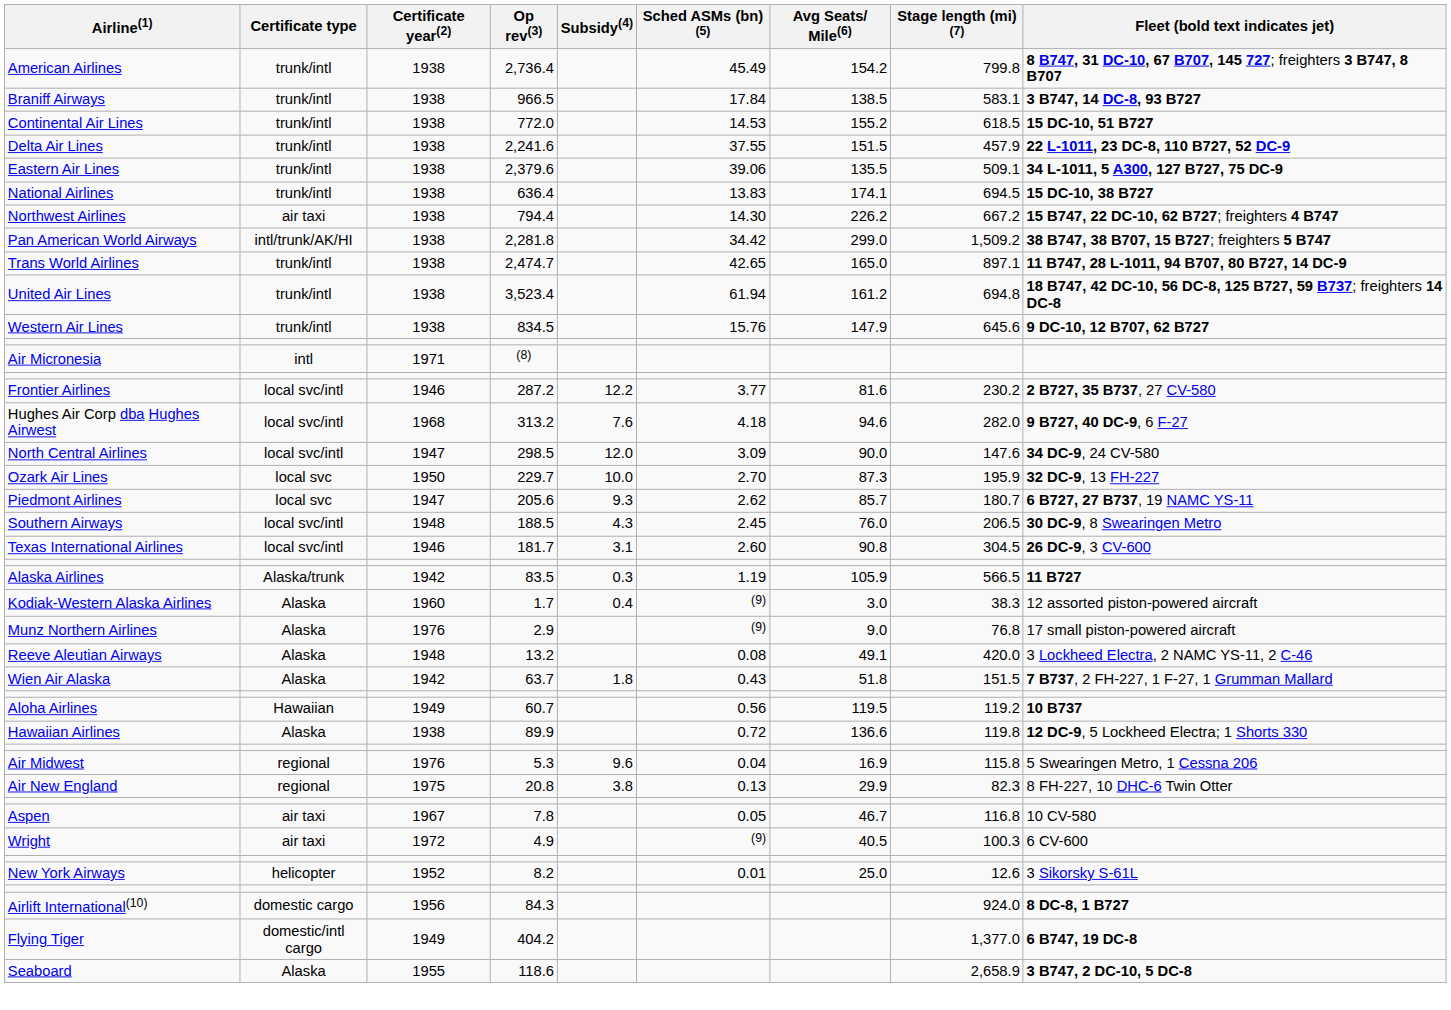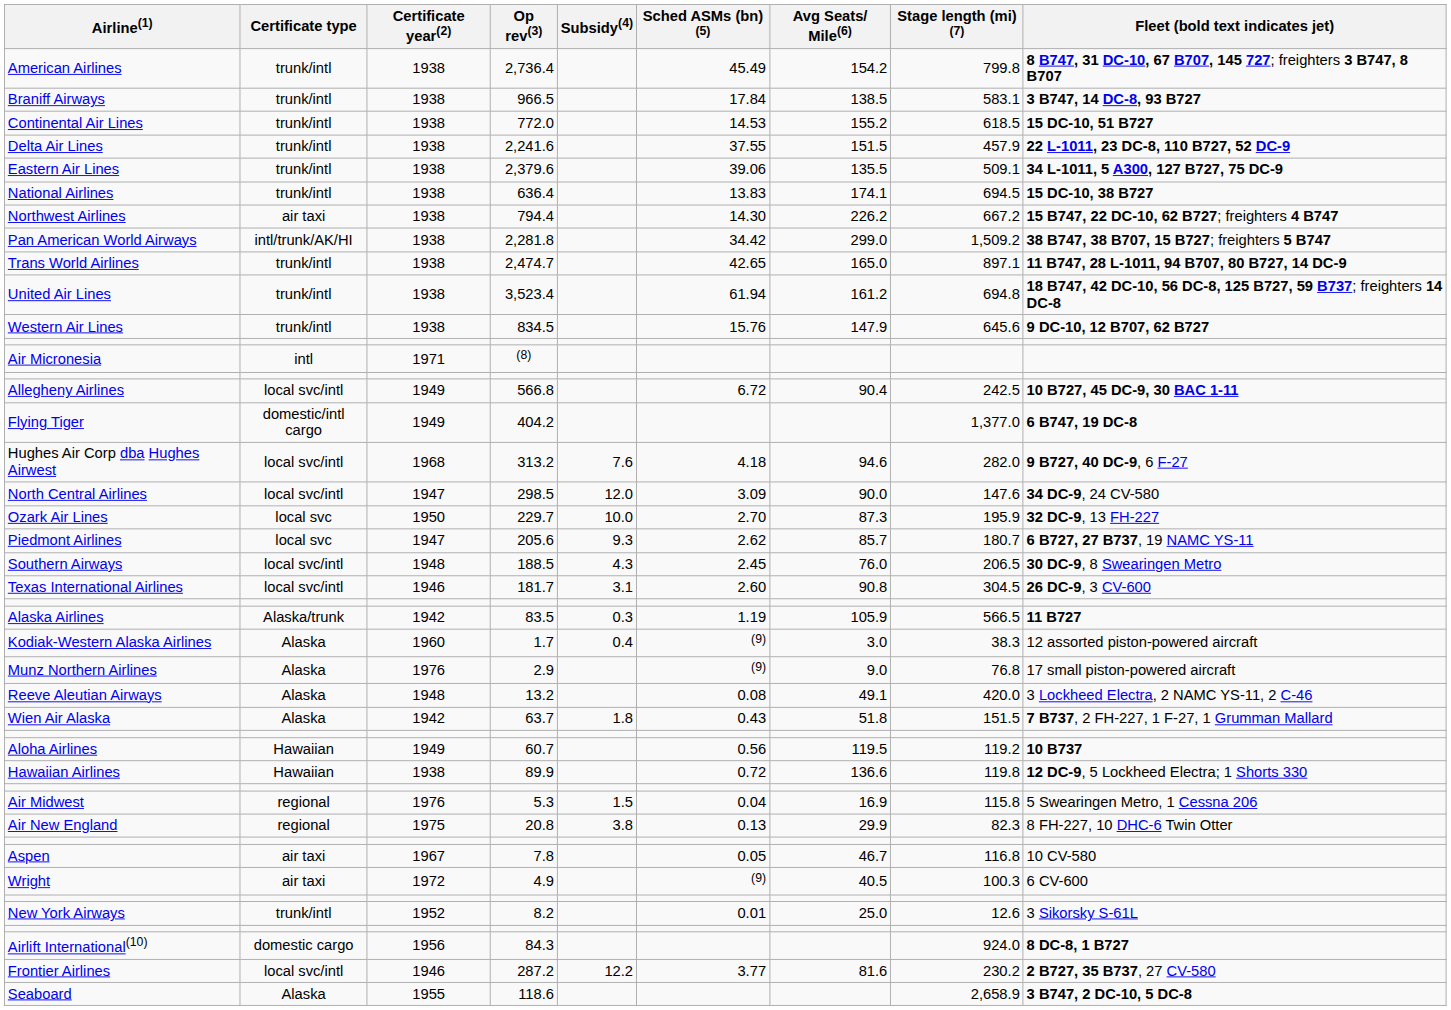+ row: (66, 390)
rows swapped: (59, 390) <-> (46, 939)
(304, 732) Alaska -> (304, 772) Hawaiian
(623, 762) 9.6 -> (623, 802) 1.5
(304, 873) helicopter -> (304, 913) trunk/intl
